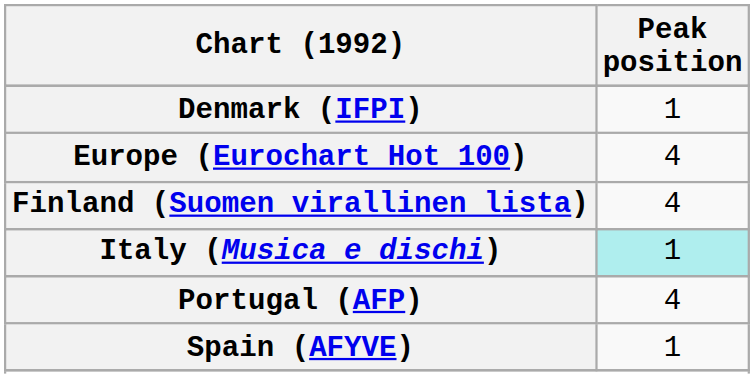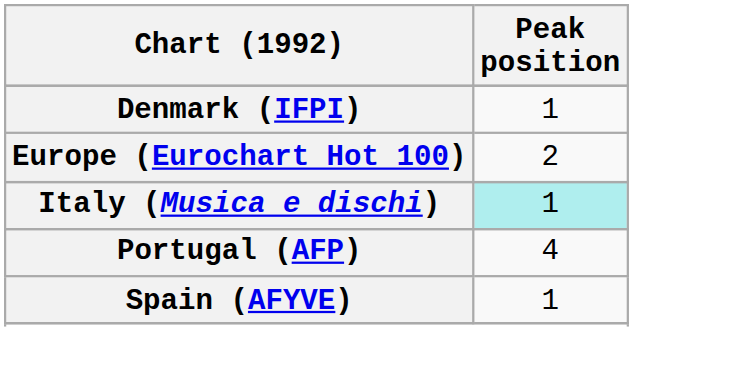(673, 157) 4 -> (550, 157) 2
- row: (300, 205)
